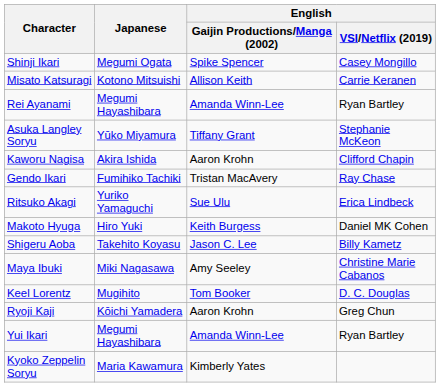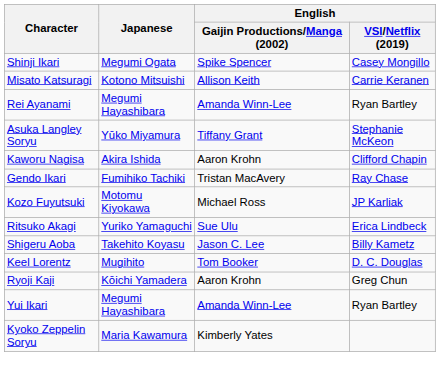+ row: (46, 202)
- row: (44, 226)
- row: (34, 269)
